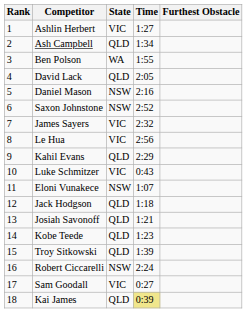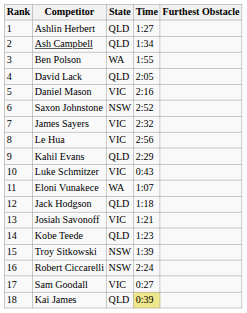(117, 28) VIC -> (119, 28) QLD
(120, 92) NSW -> (117, 92) VIC
(120, 188) NSW -> (116, 188) WA
(119, 220) QLD -> (117, 220) VIC
(119, 252) QLD -> (120, 252) NSW
